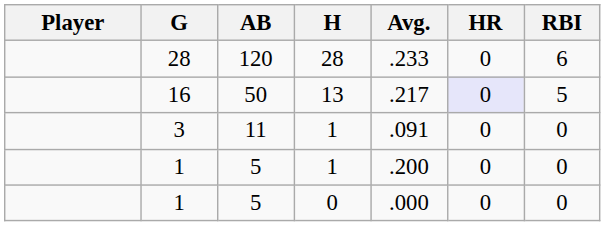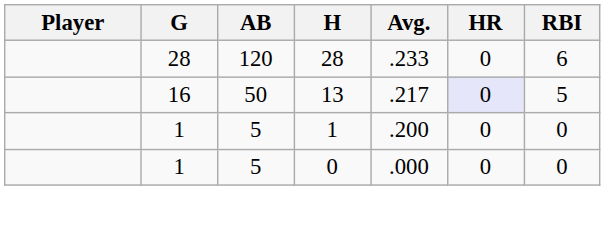- row: (179, 130)
